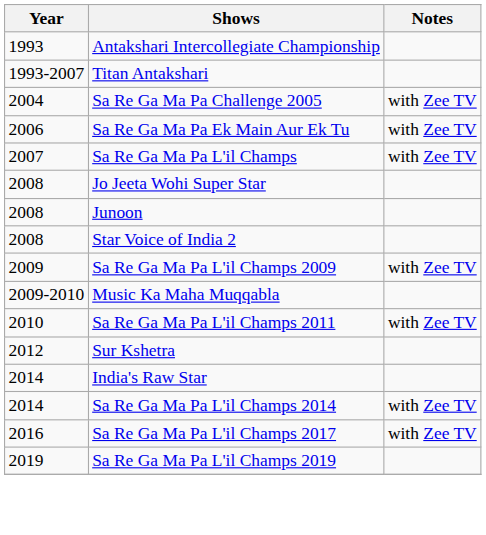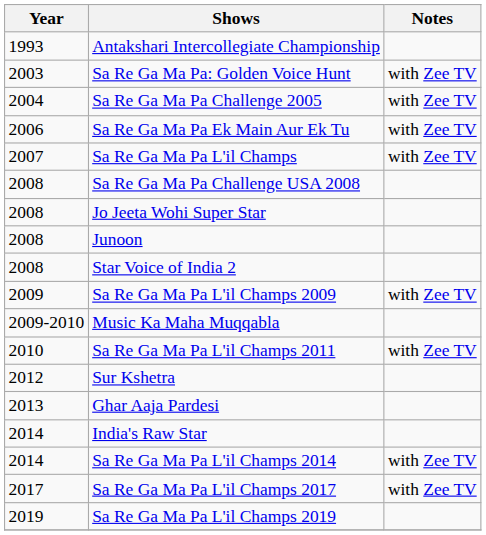- row: (150, 73)
+ row: (221, 73)
+ row: (226, 184)
+ row: (156, 405)
(26, 433) 2016 -> (26, 488) 2017
